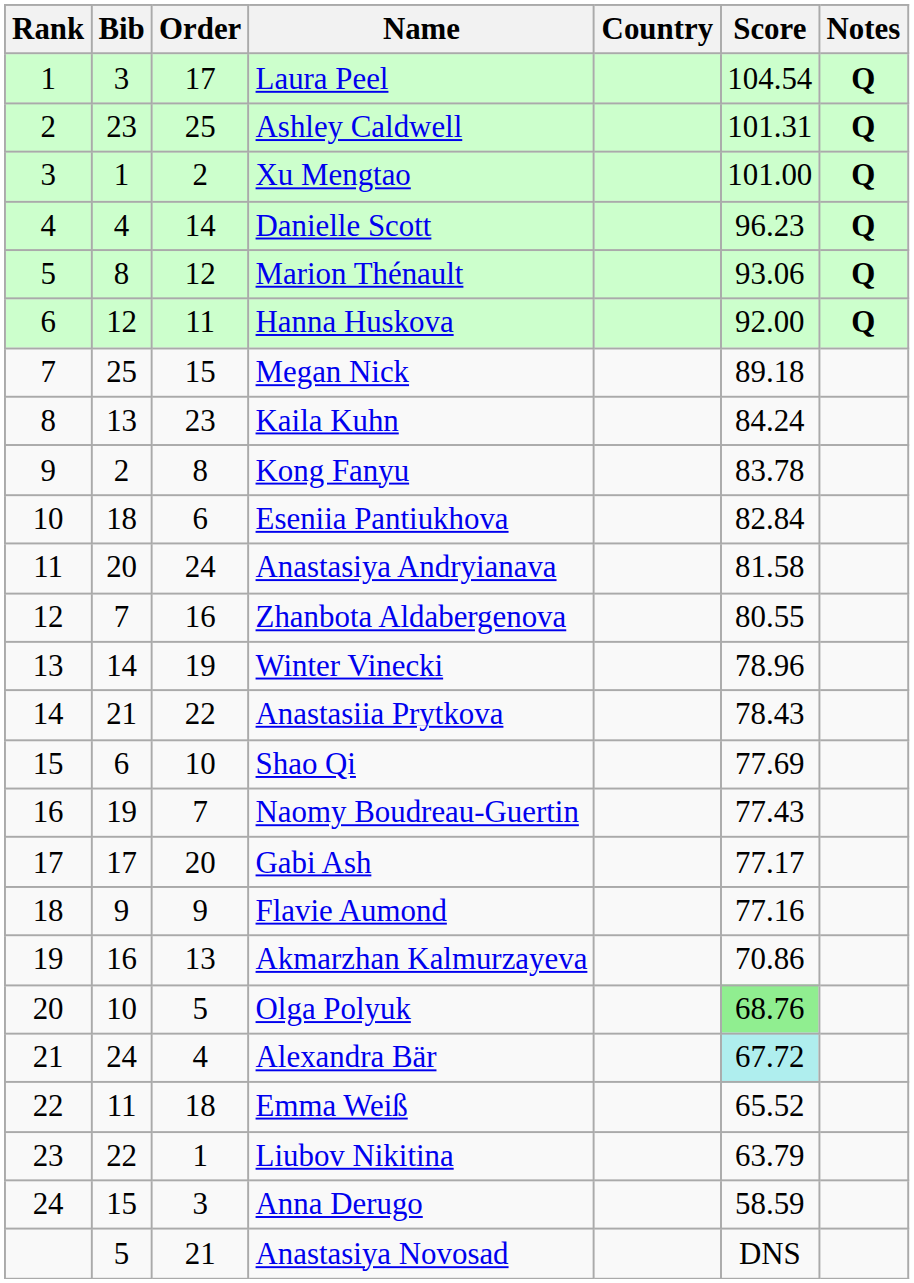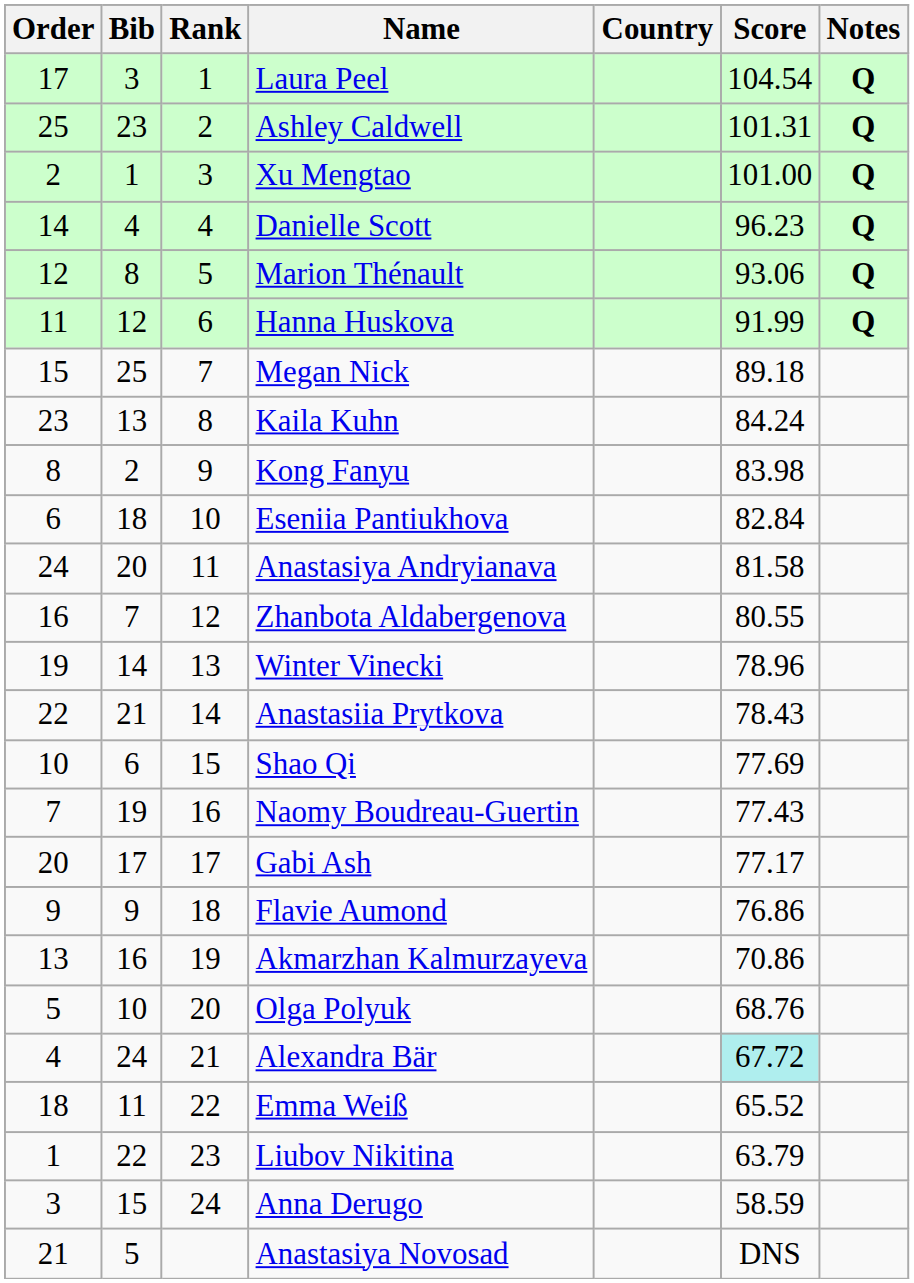columns swapped: (48, 28) <-> (200, 28)
(770, 322) 92.00 -> (770, 322) 91.99
(770, 469) 83.78 -> (770, 469) 83.98
(770, 910) 77.16 -> (770, 910) 76.86
(770, 1008) lightgreen background -> (770, 1008) no background
